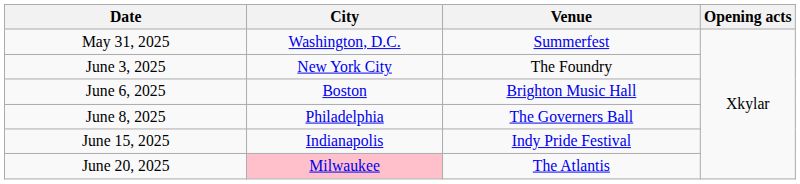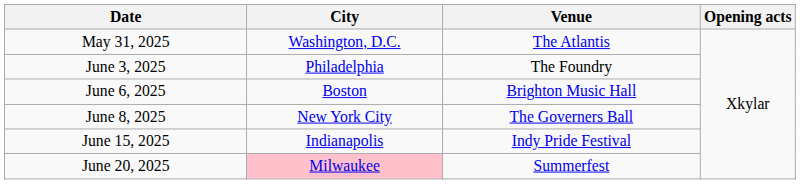(571, 41) Summerfest -> (571, 41) The Atlantis
(345, 66) New York City -> (345, 66) Philadelphia
(345, 116) Philadelphia -> (345, 116) New York City
(571, 166) The Atlantis -> (571, 166) Summerfest
